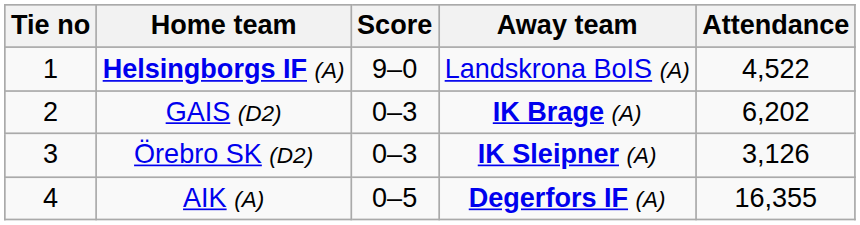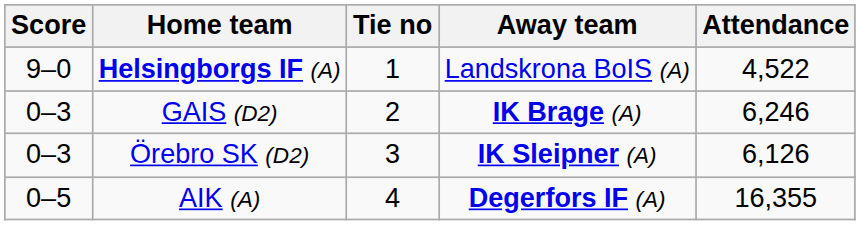columns swapped: (51, 25) <-> (395, 25)
(776, 111) 6,202 -> (776, 111) 6,246
(776, 154) 3,126 -> (776, 154) 6,126
